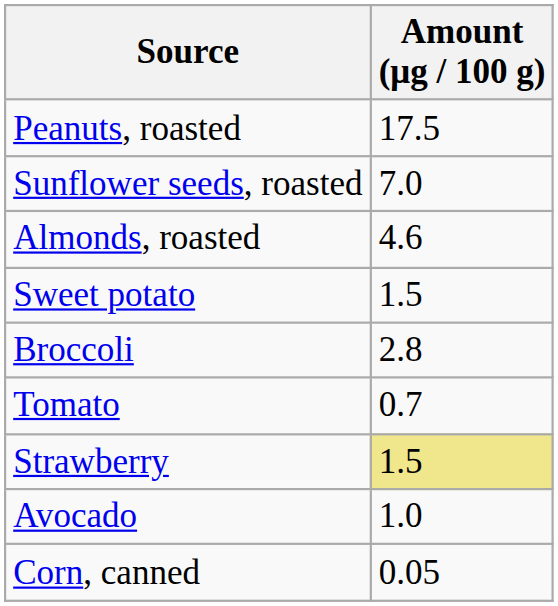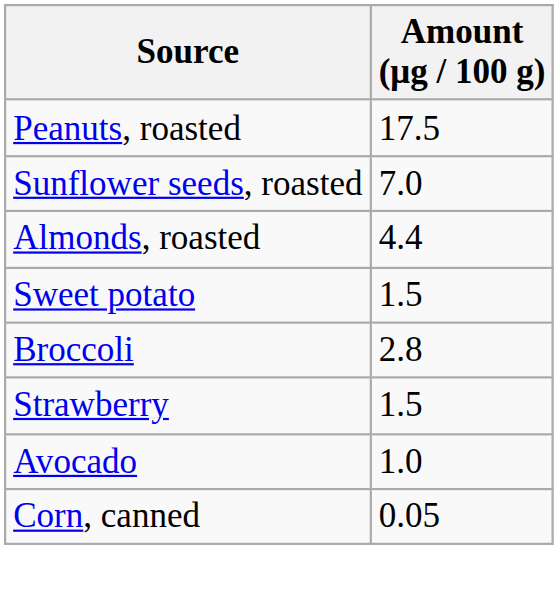(401, 238) 4.6 -> (401, 238) 4.4
- row: (66, 405)
(401, 460) khaki background -> (401, 405) no background
